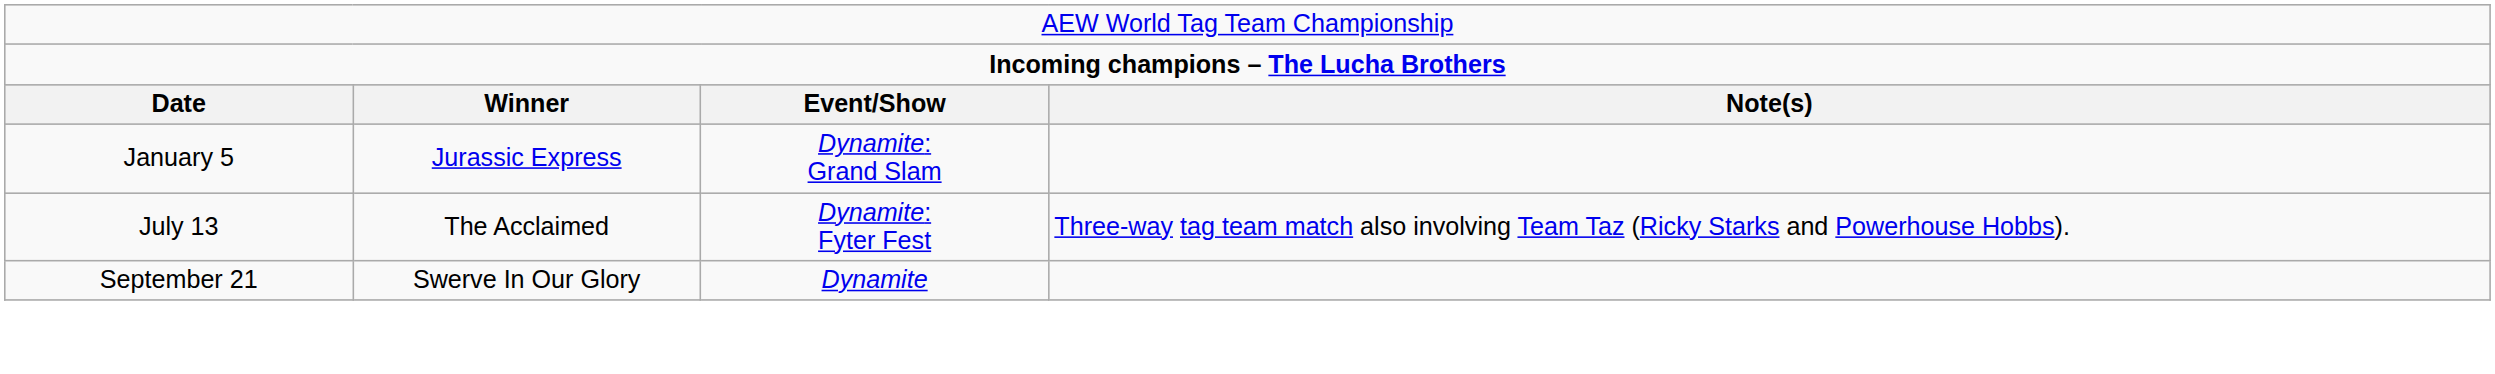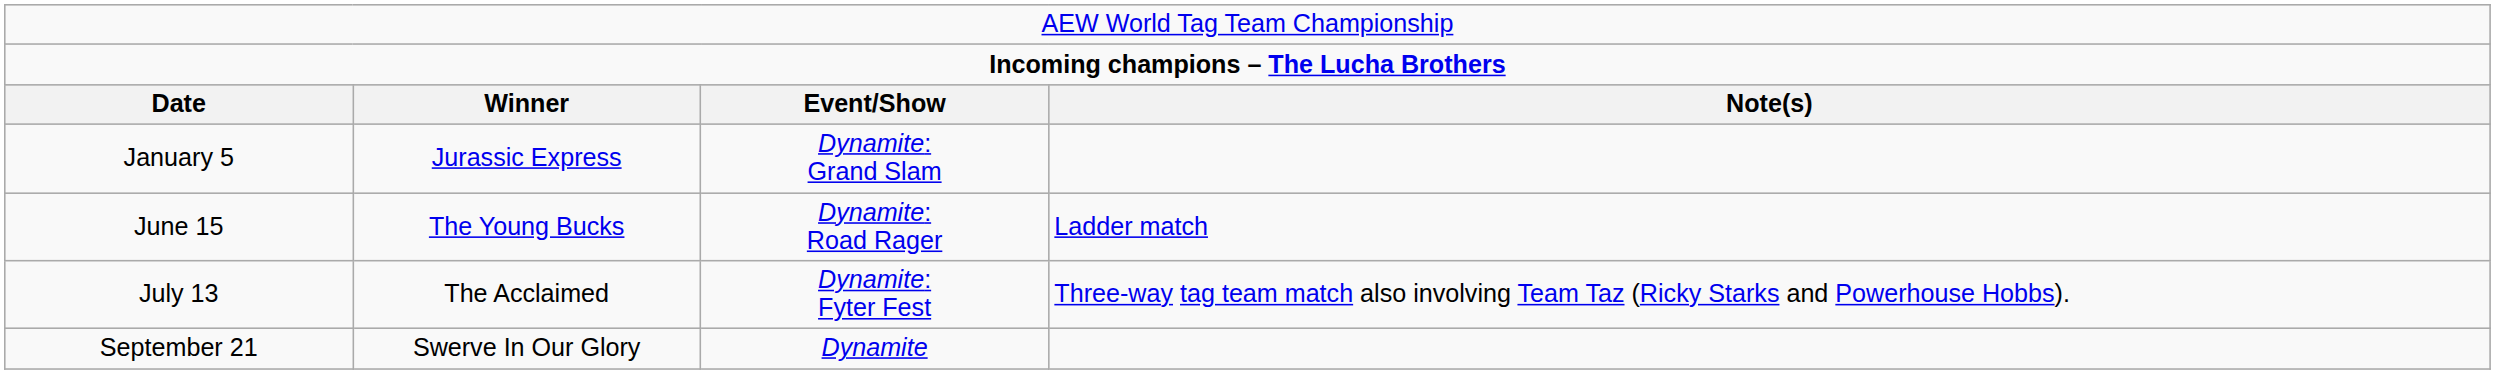+ row: (179, 226)
